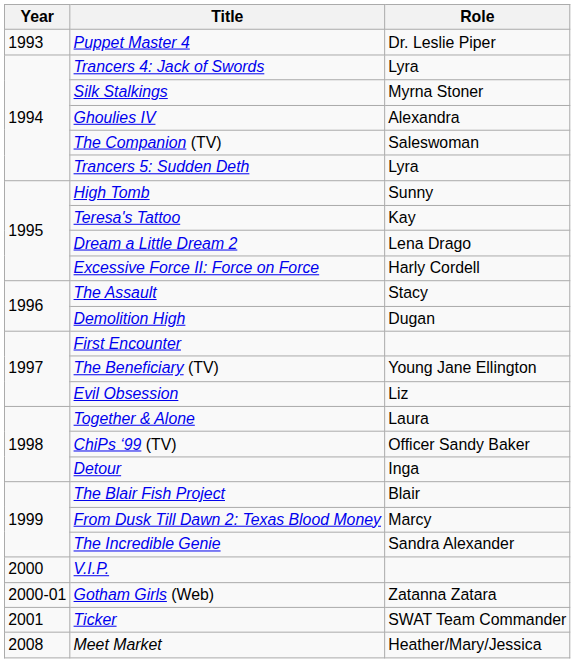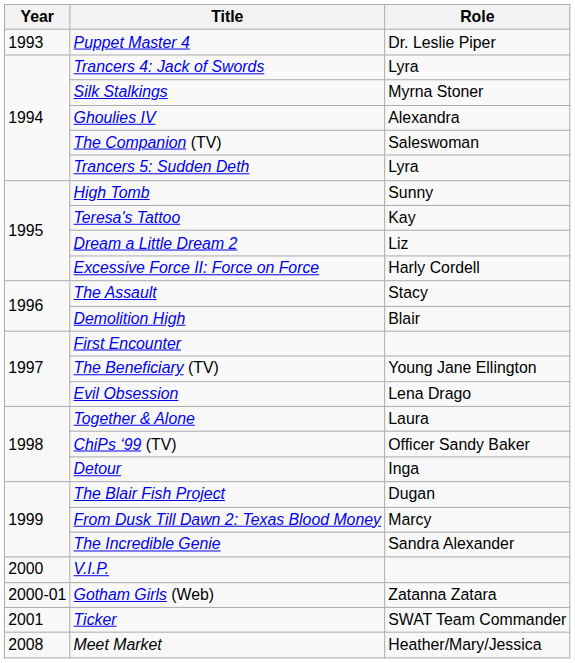(430, 243) Lena Drago -> (398, 243) Liz
(412, 318) Dugan -> (404, 318) Blair
(398, 393) Liz -> (430, 393) Lena Drago
(404, 494) Blair -> (412, 494) Dugan
